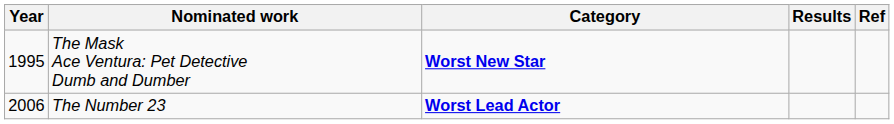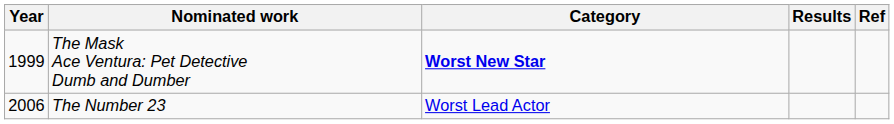(26, 61) 1995 -> (26, 61) 1999
(493, 105) bold -> (488, 105) normal
